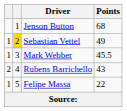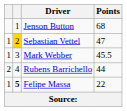(101, 40) 49 -> (101, 40) 47
(101, 69) 43 -> (101, 69) 44
(17, 84) normal -> (17, 84) bold
